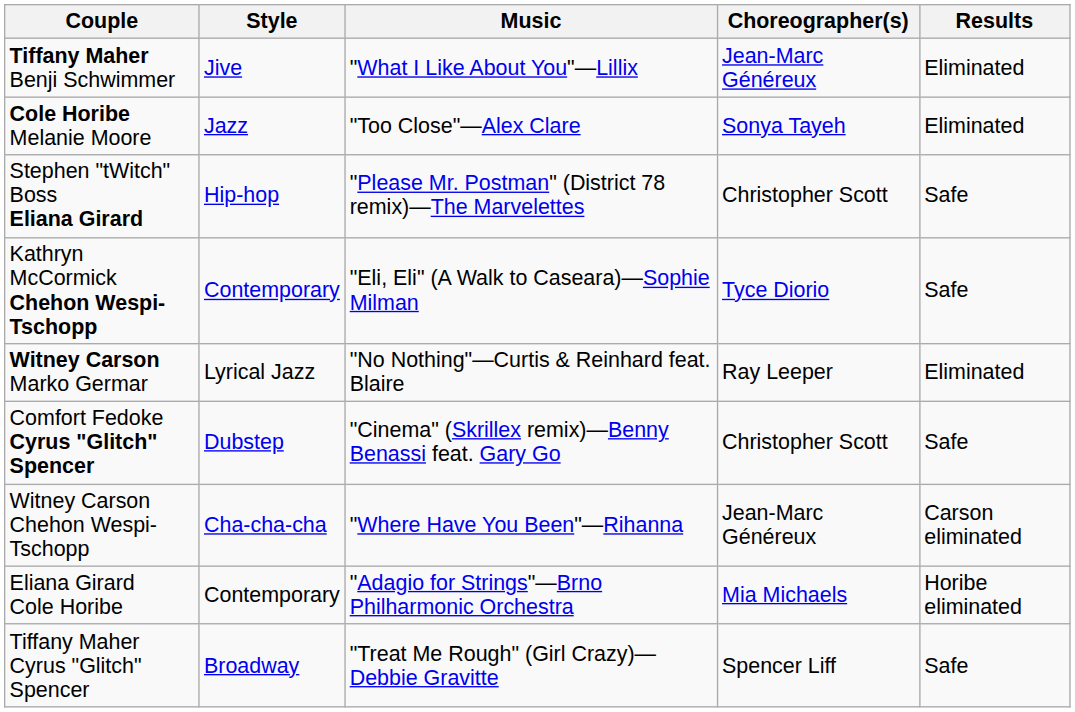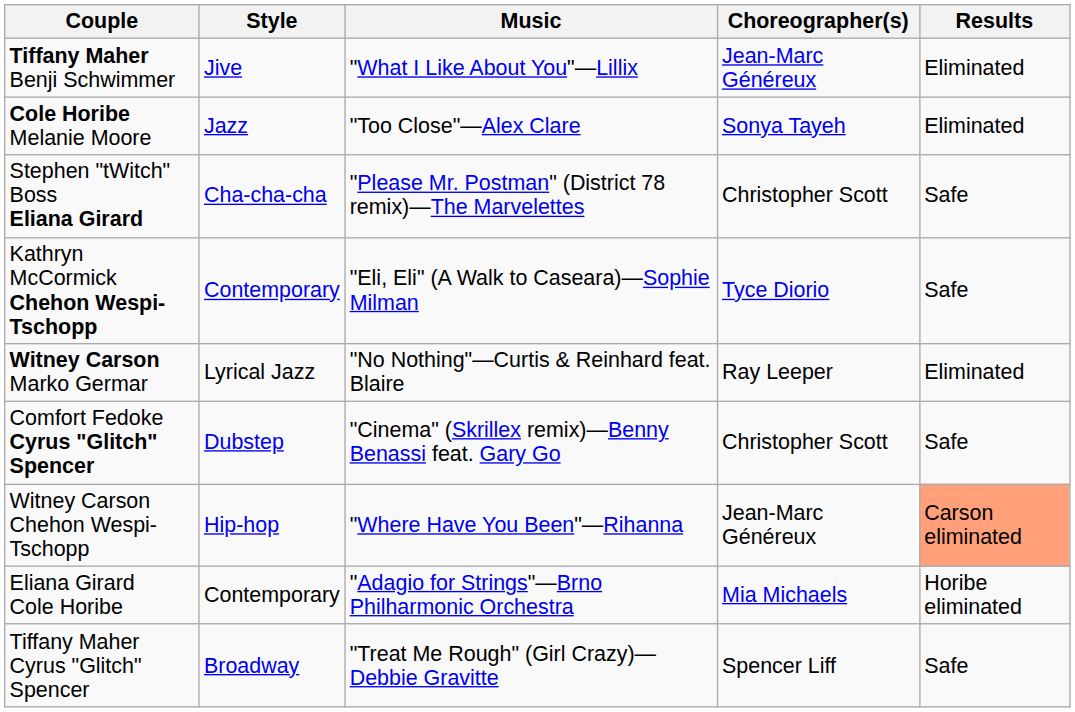(242, 195) Hip-hop -> (265, 195) Cha-cha-cha
(265, 524) Cha-cha-cha -> (242, 524) Hip-hop
(973, 524) no background -> (973, 524) lightsalmon background
